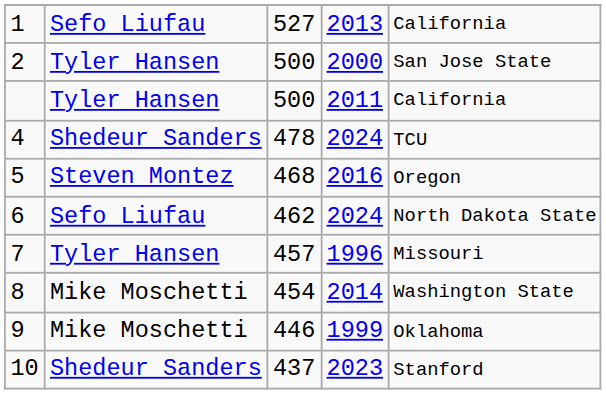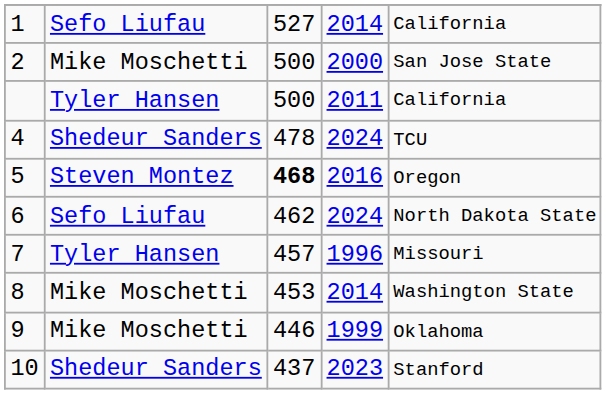(355, 24) 2013 -> (355, 24) 2014
(135, 62) Tyler Hansen -> (149, 62) Mike Moschetti
(294, 177) normal -> (294, 177) bold
(294, 293) 454 -> (294, 293) 453
